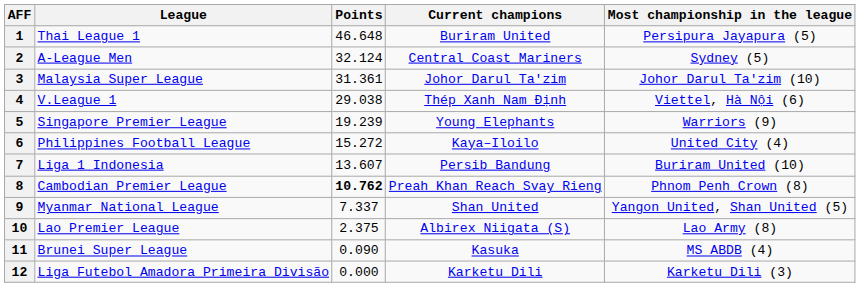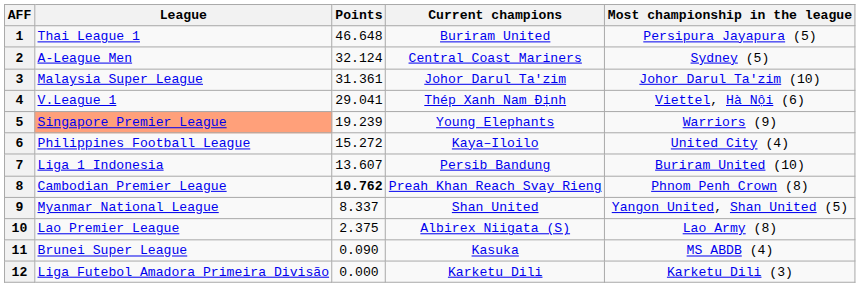(359, 101) 29.038 -> (359, 101) 29.041
(132, 122) no background -> (132, 122) lightsalmon background
(359, 208) 7.337 -> (359, 208) 8.337
